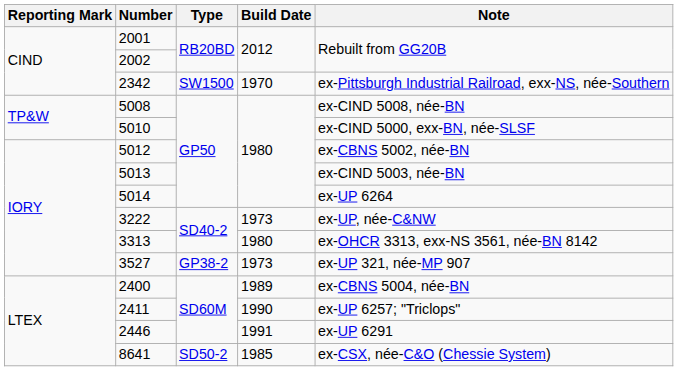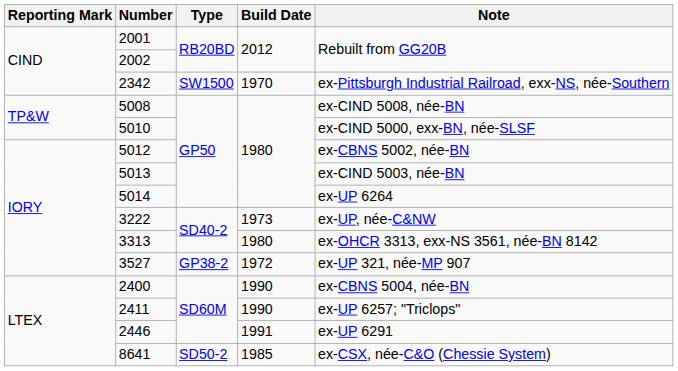(257, 264) 1973 -> (257, 264) 1972
(257, 286) 1989 -> (257, 286) 1990
